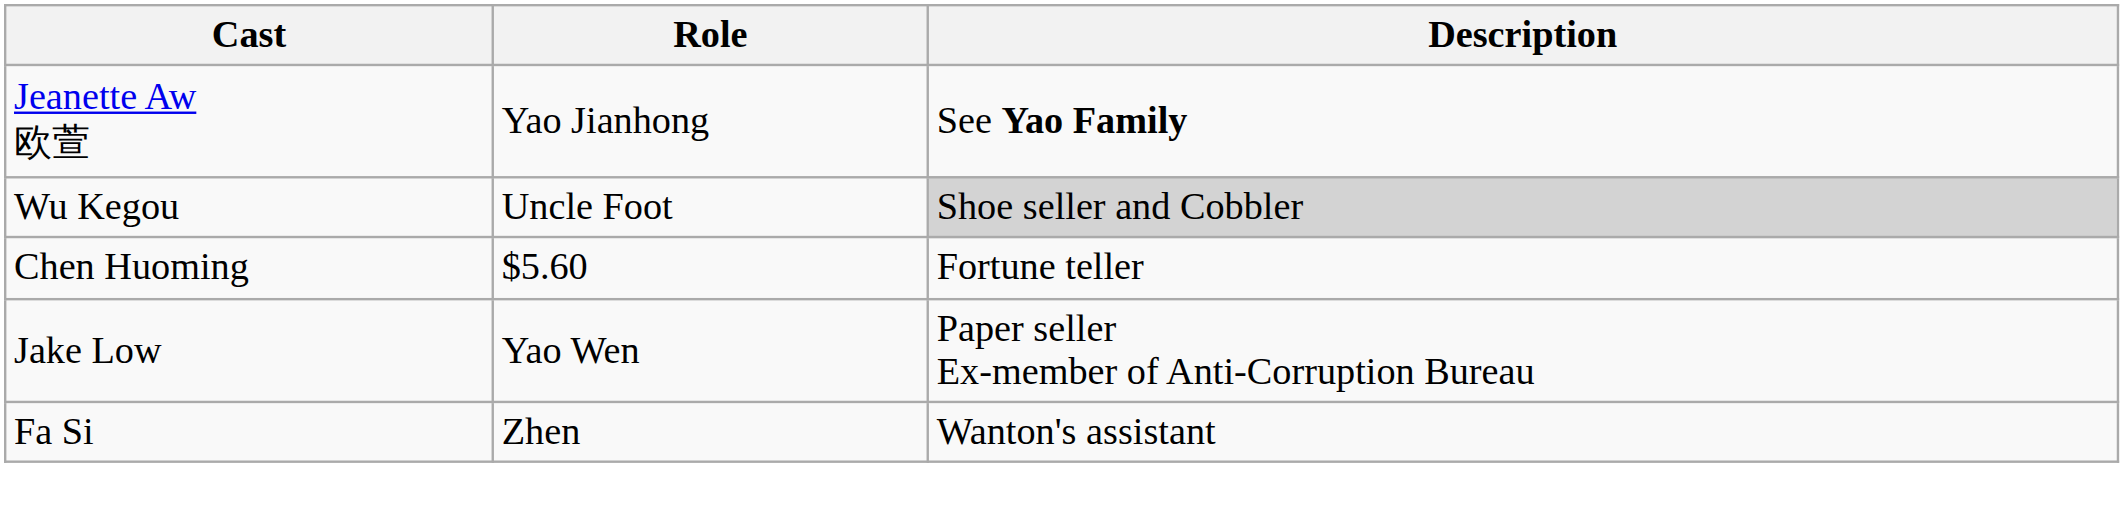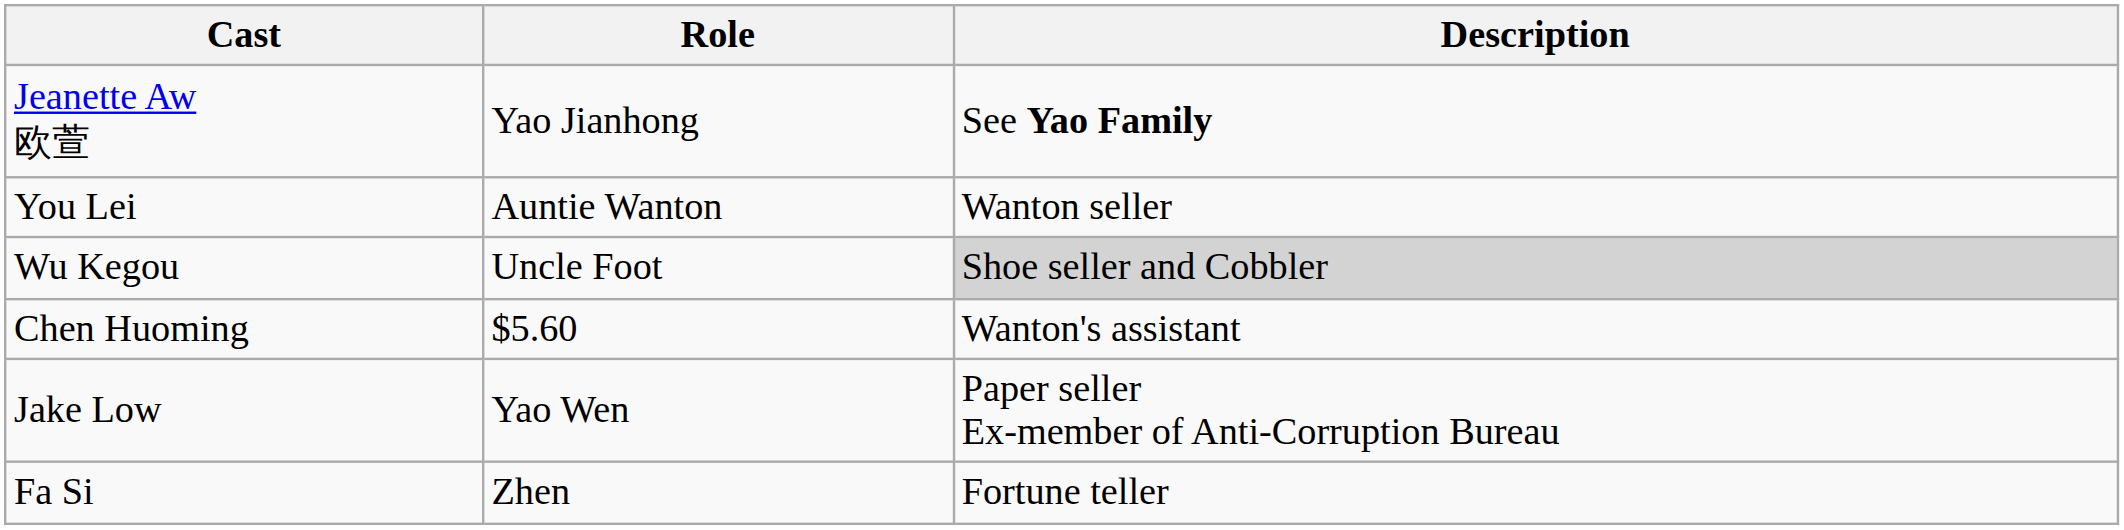+ row: (75, 206)
(1040, 266) Fortune teller -> (1101, 327) Wanton's assistant
(1076, 431) Wanton's assistant -> (1065, 491) Fortune teller
